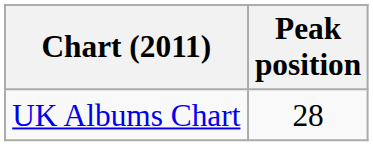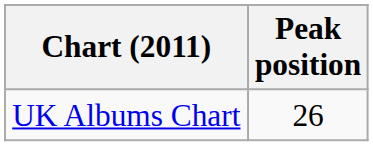(308, 114) 28 -> (308, 114) 26
